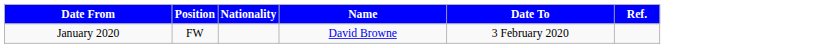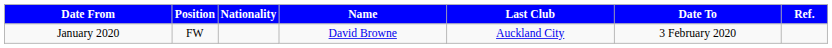+ column: (530, 14)
